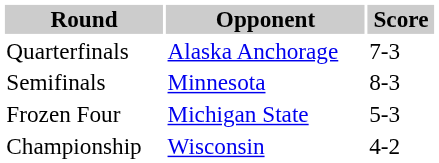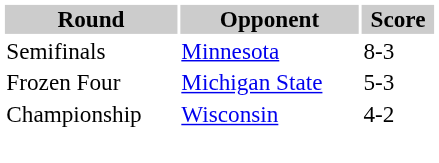- row: (68, 51)
